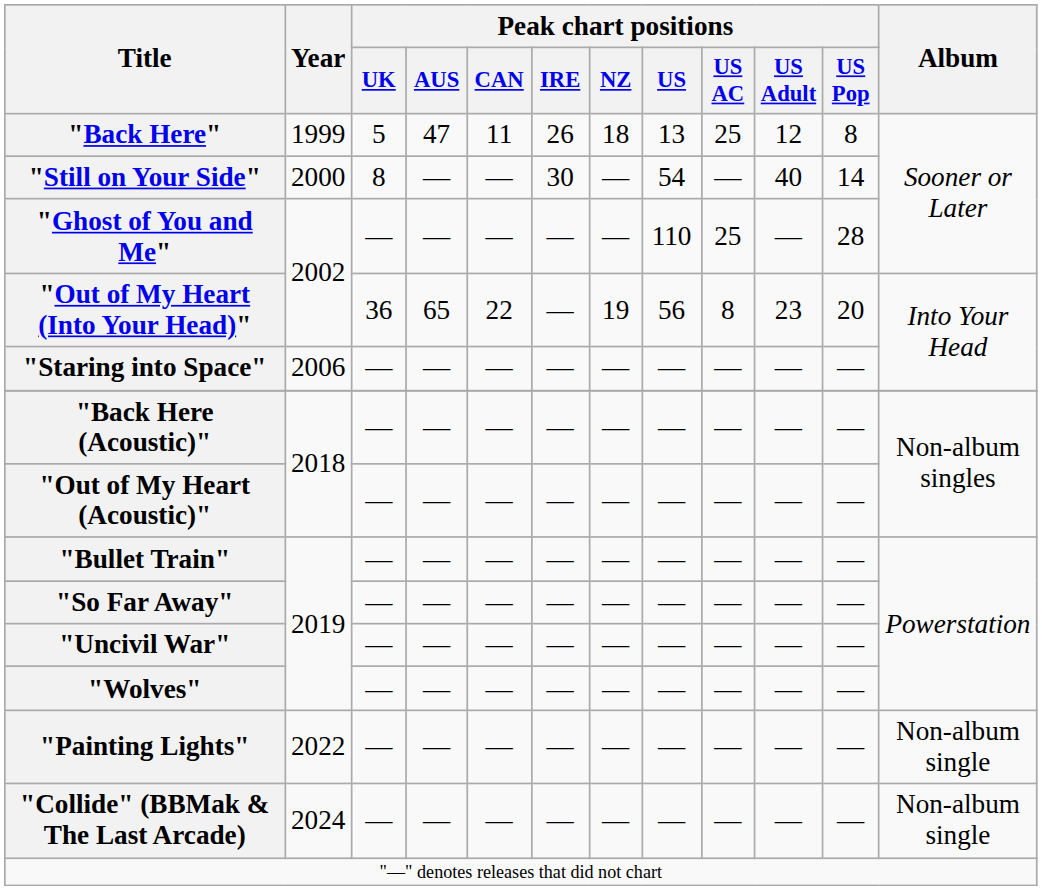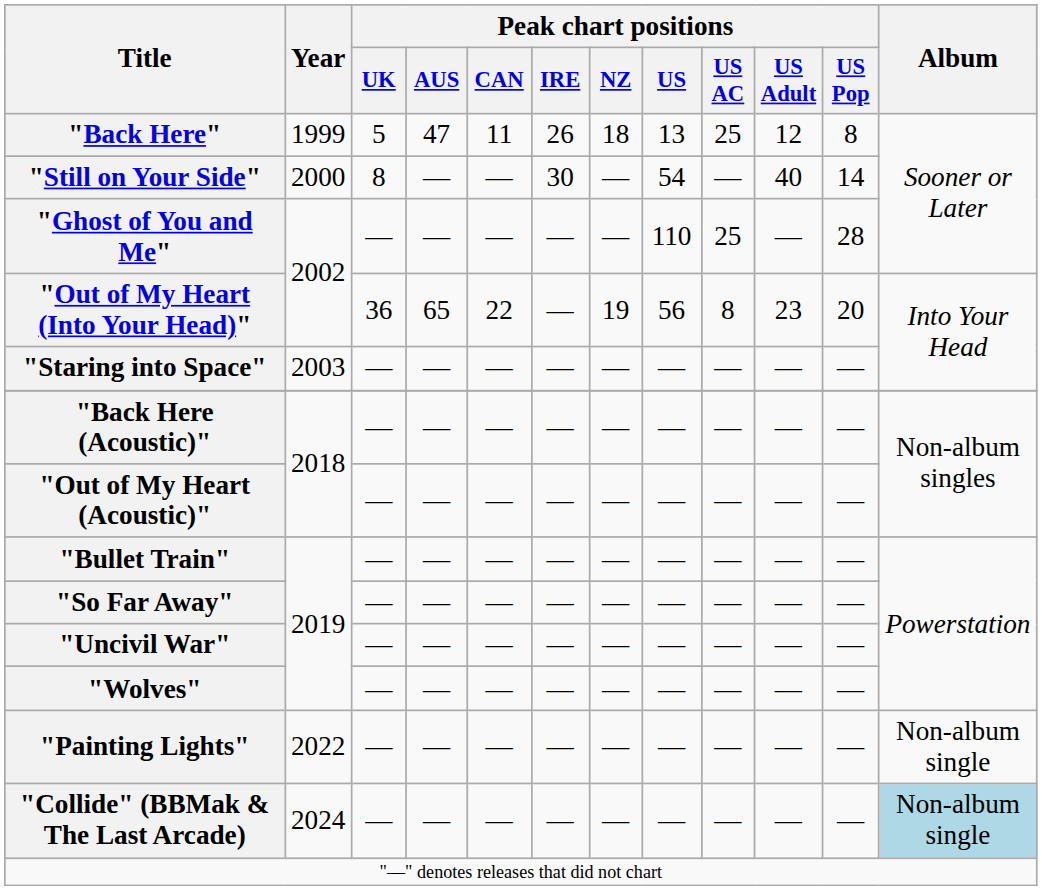(318, 368) 2006 -> (318, 368) 2003
(958, 820) no background -> (958, 820) lightblue background
